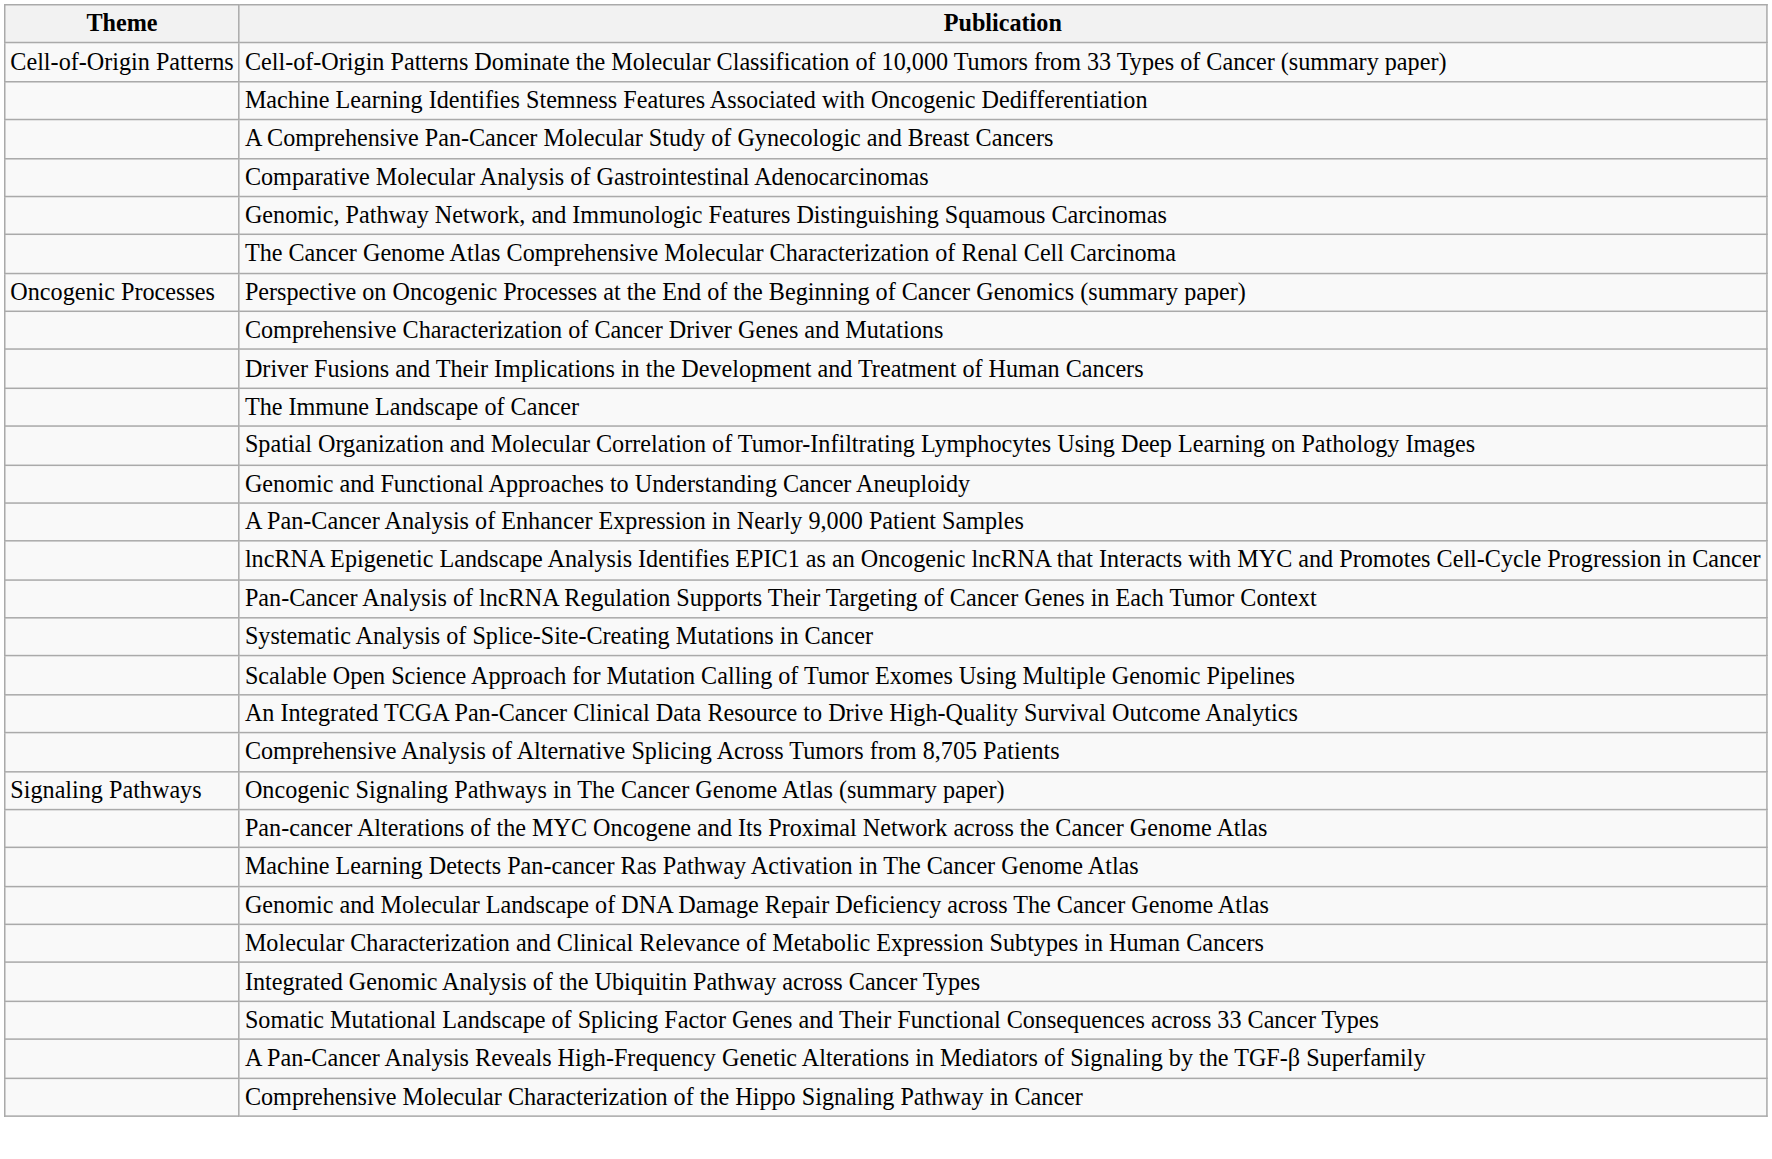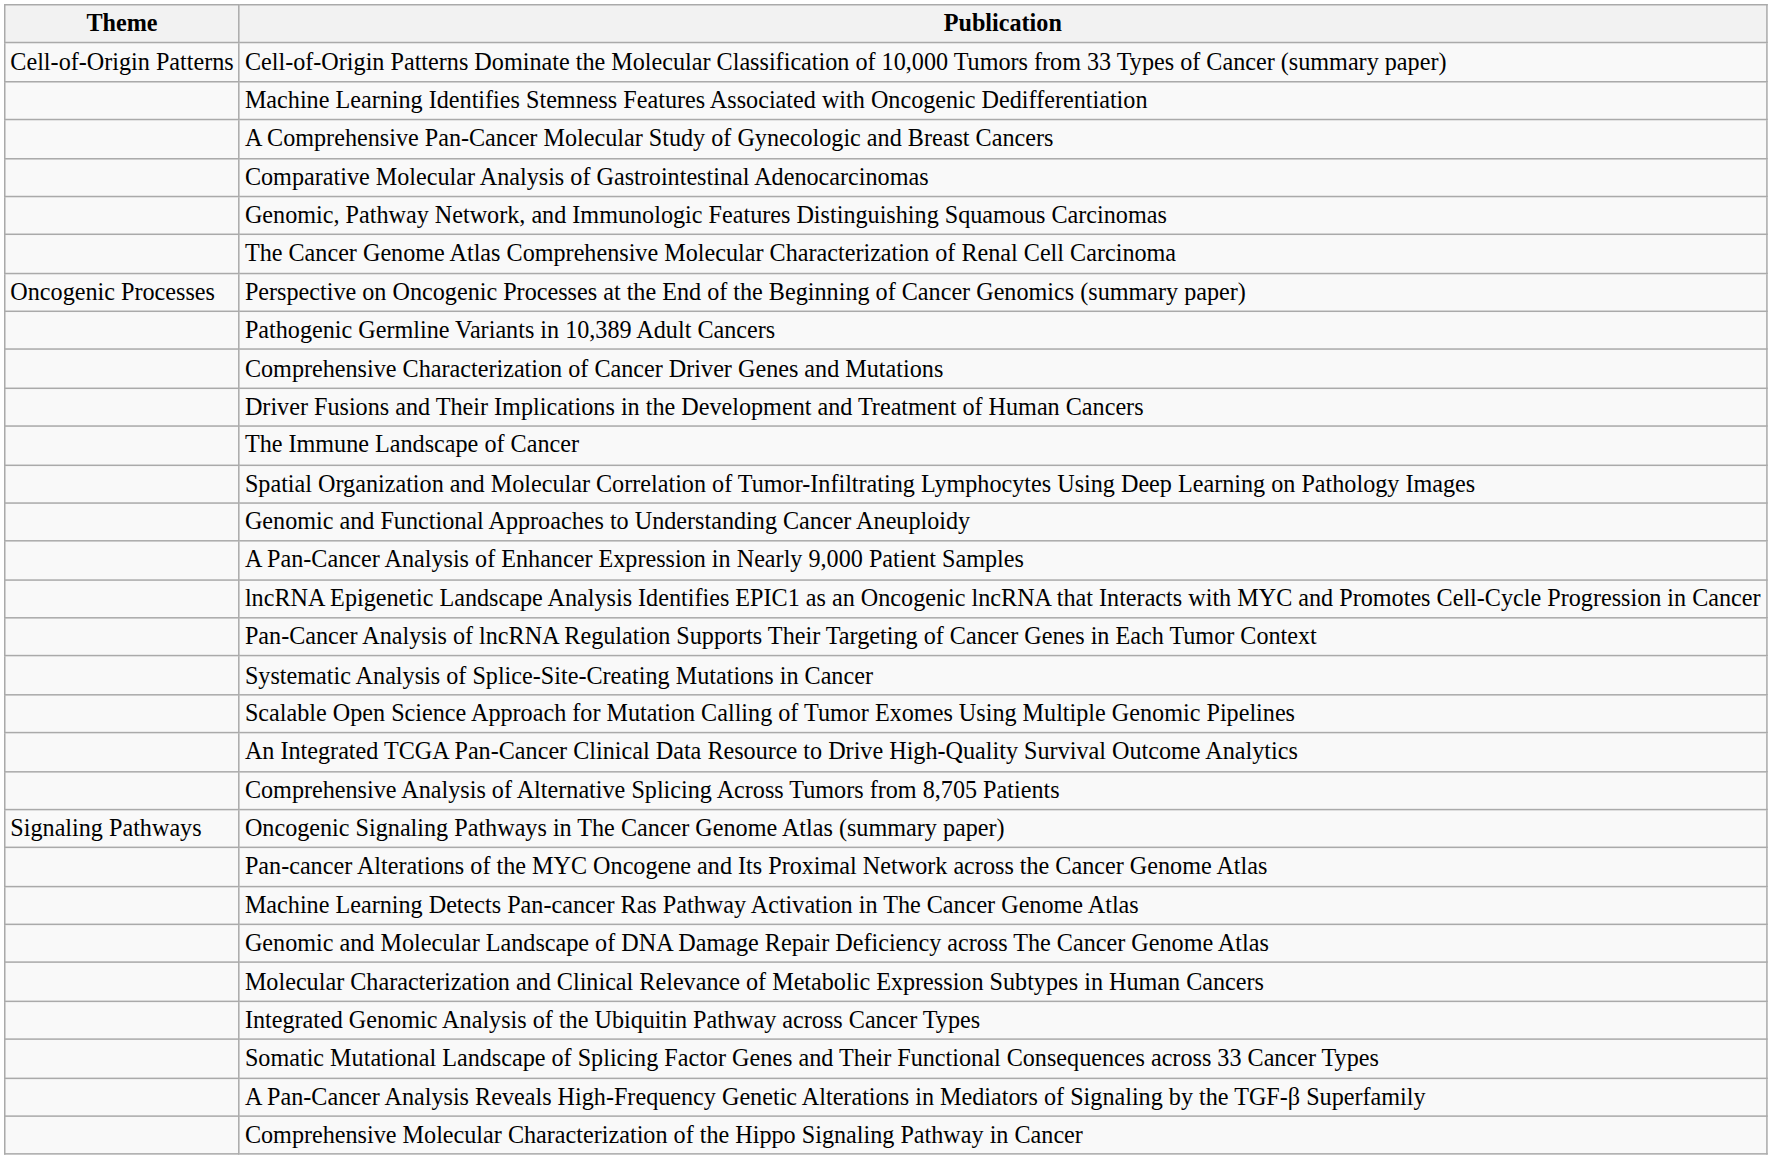+ row: (510, 330)
